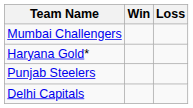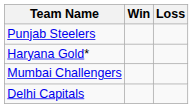rows swapped: (51, 73) <-> (64, 34)
